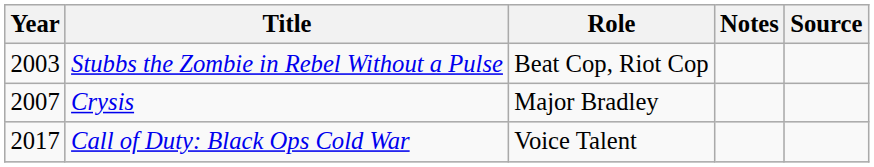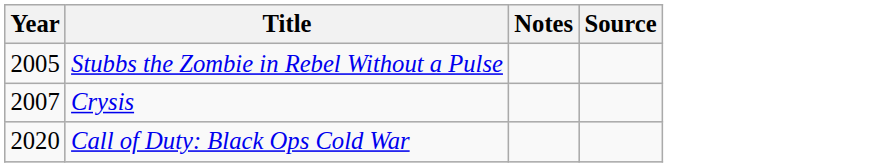- column: (611, 24)
(35, 63) 2003 -> (35, 63) 2005
(35, 141) 2017 -> (35, 141) 2020
